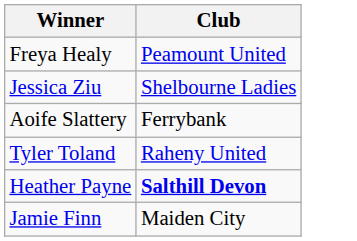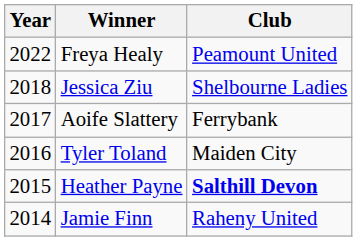+ column: (30, 20)
(204, 152) Raheny United -> (244, 152) Maiden City
(193, 218) Maiden City -> (255, 218) Raheny United
